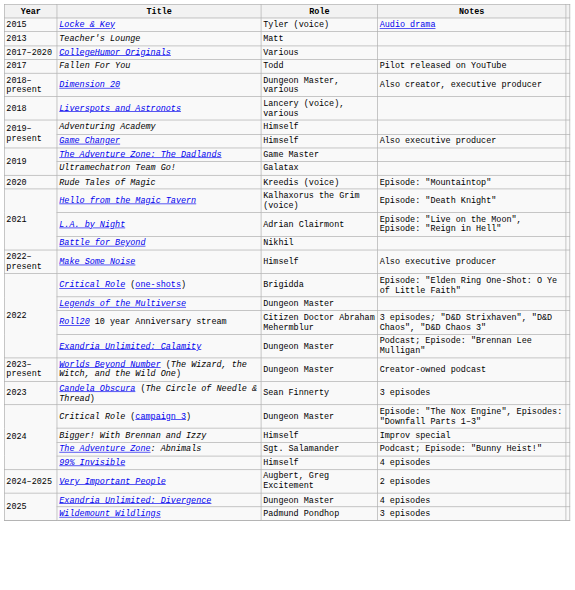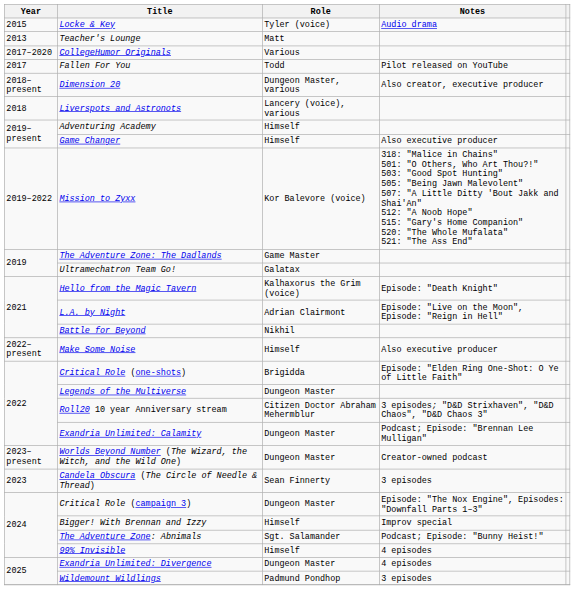+ row: (97, 199)
- row: (107, 182)
- row: (113, 481)
